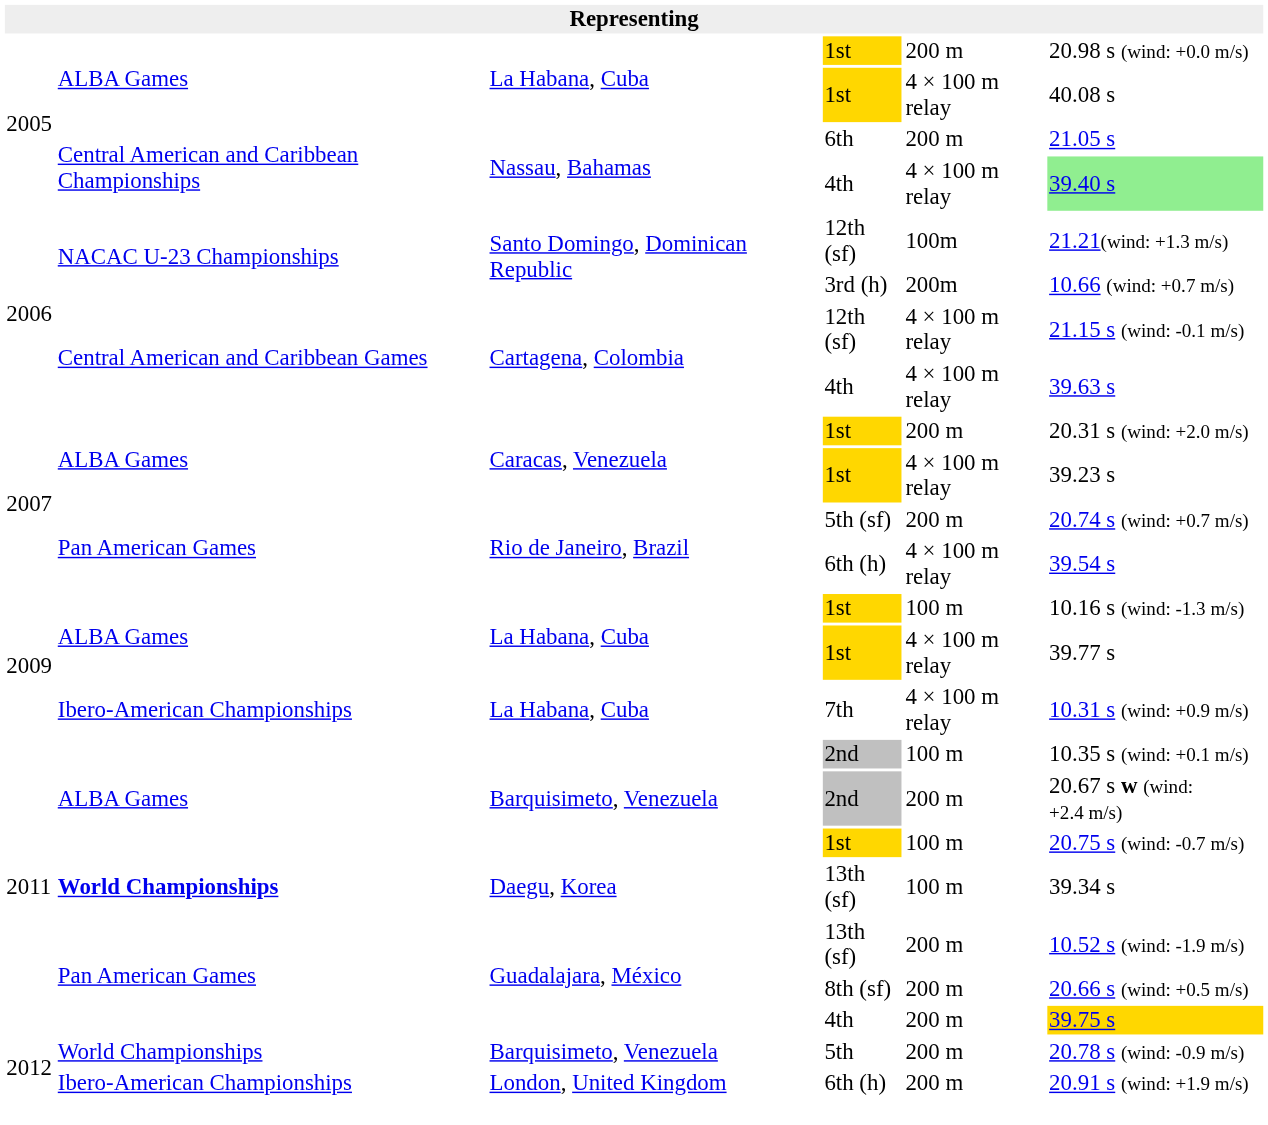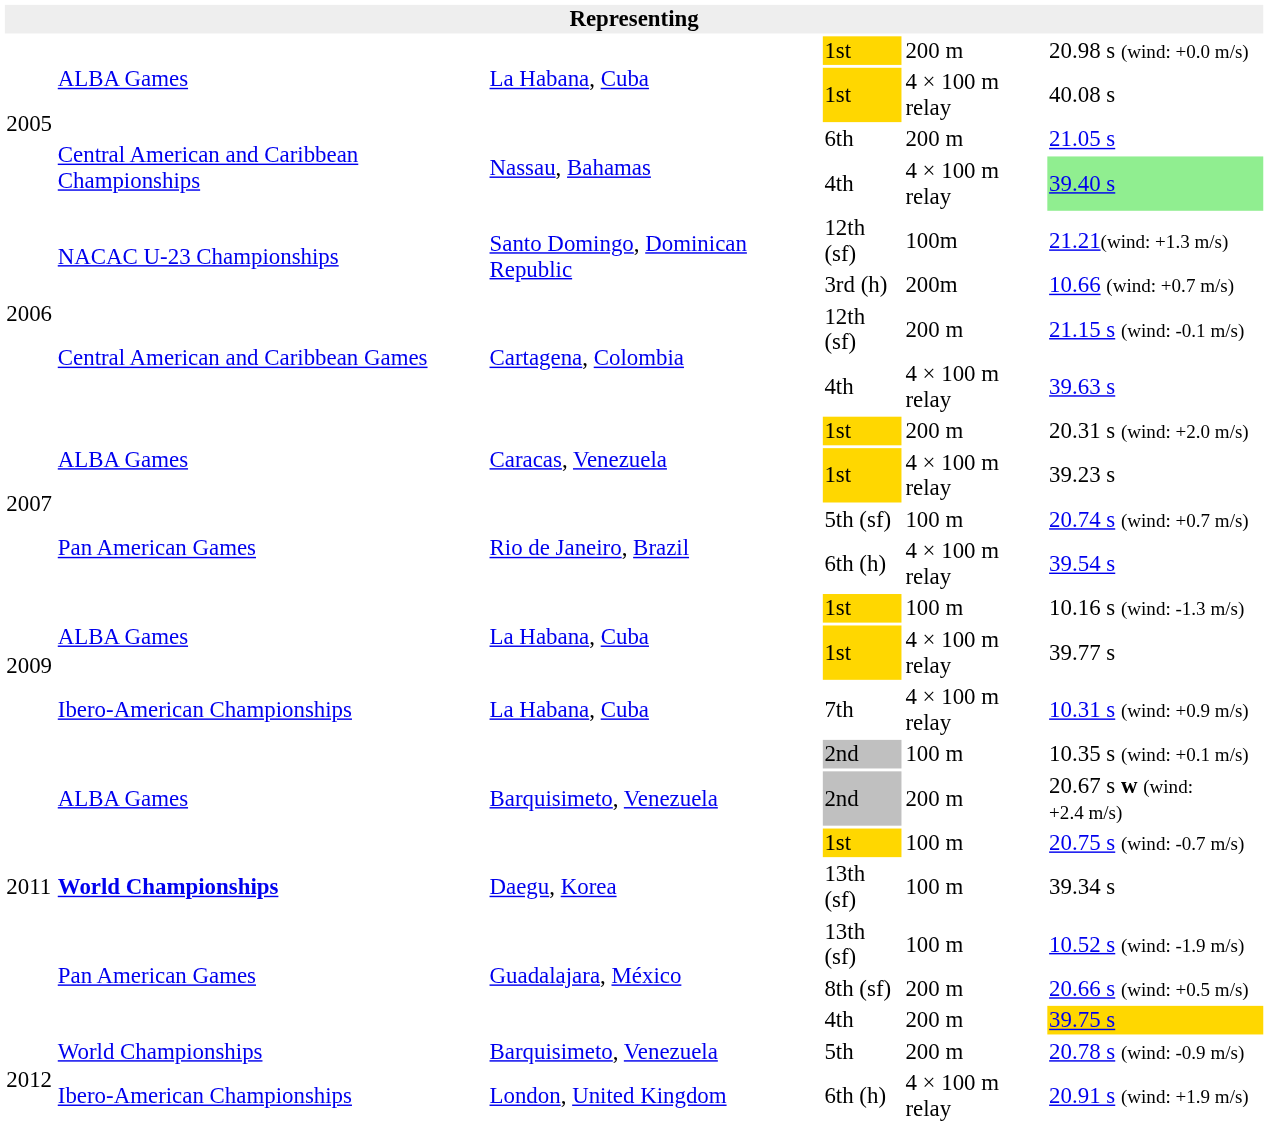(952, 329) 4 × 100 m relay -> (934, 329) 200 m
(934, 519) 200 m -> (934, 519) 100 m
(934, 944) 200 m -> (934, 944) 100 m
(934, 1082) 200 m -> (952, 1095) 4 × 100 m relay
